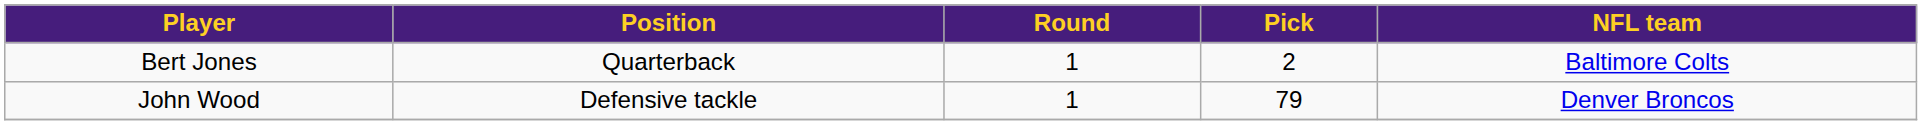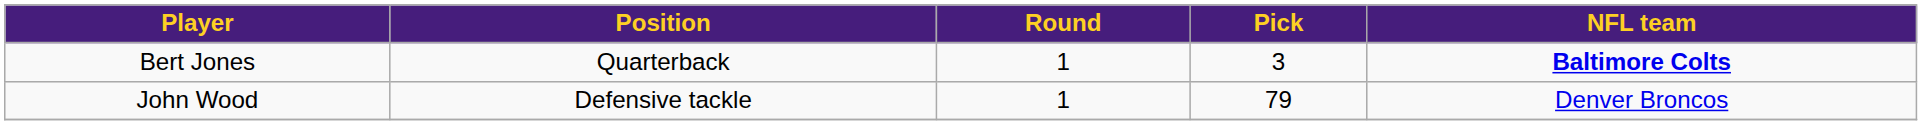(1289, 61) 2 -> (1279, 61) 3
(1647, 61) normal -> (1642, 61) bold
